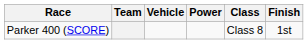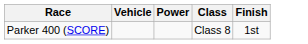- column: (128, 13)
